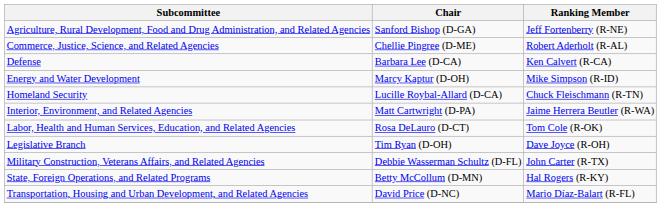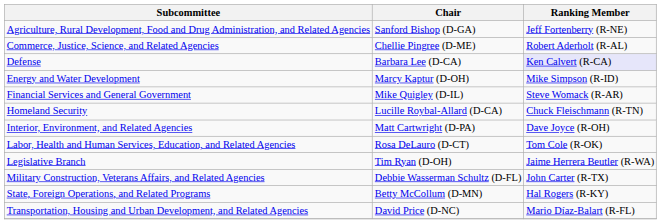(569, 62) no background -> (569, 62) lavender background
+ row: (99, 95)
(590, 111) Jaime Herrera Beutler (R-WA) -> (568, 128) Dave Joyce (R-OH)
(568, 144) Dave Joyce (R-OH) -> (590, 161) Jaime Herrera Beutler (R-WA)
